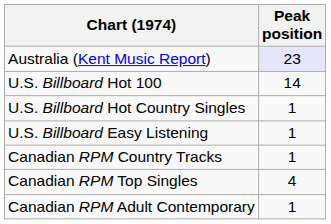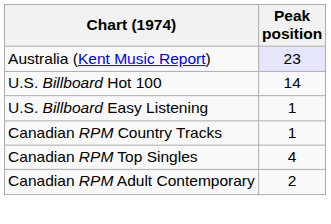- row: (127, 108)
(292, 206) 1 -> (292, 181) 2
